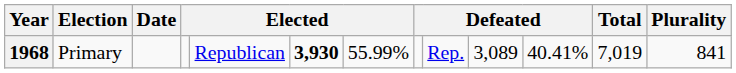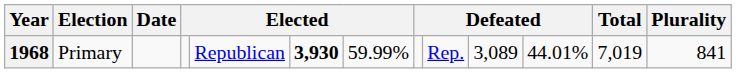(378, 51) 55.99% -> (378, 51) 59.99%
(558, 51) 40.41% -> (558, 51) 44.01%
